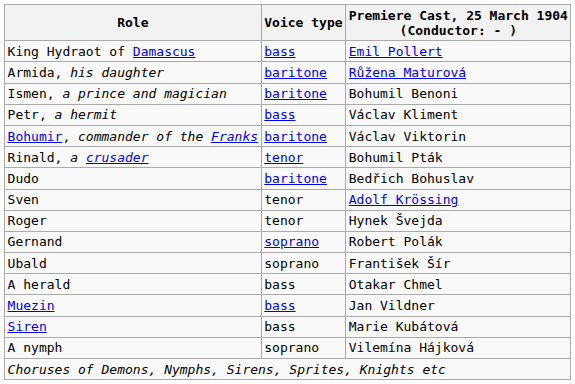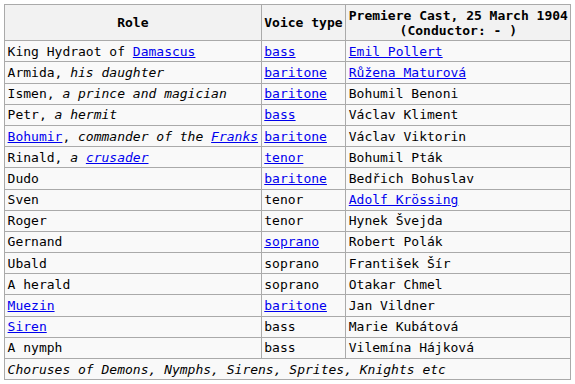(280, 284) bass -> (292, 284) soprano
(280, 306) bass -> (296, 306) baritone
(292, 348) soprano -> (280, 348) bass
